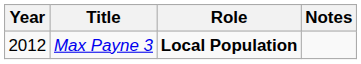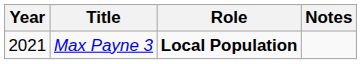(27, 44) 2012 -> (27, 44) 2021
